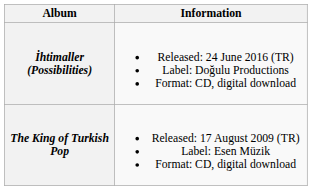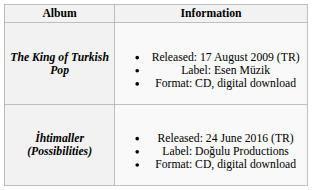rows swapped: (60, 144) <-> (60, 63)
